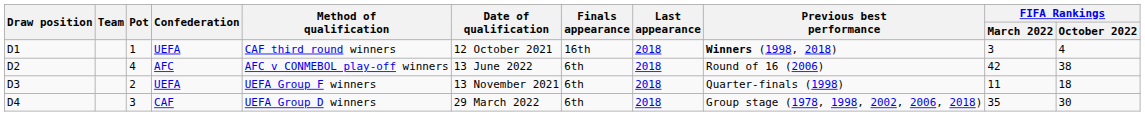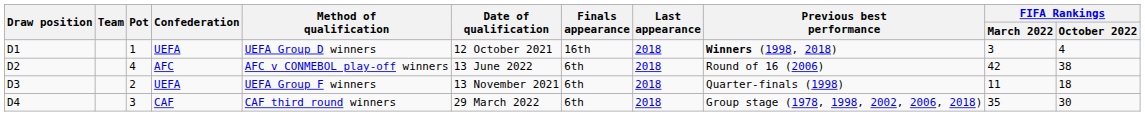(320, 49) CAF third round winners -> (311, 49) UEFA Group D winners
(311, 102) UEFA Group D winners -> (320, 102) CAF third round winners
